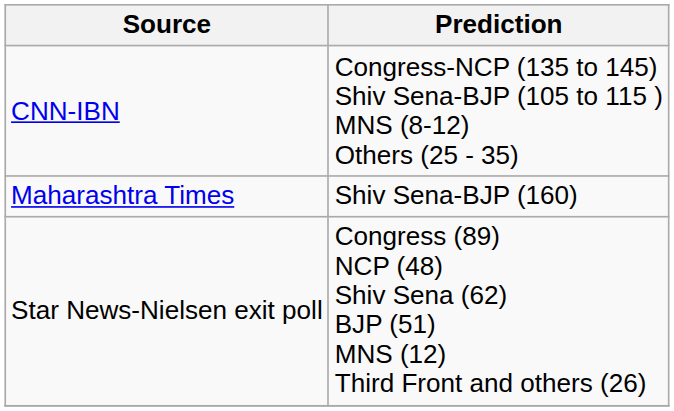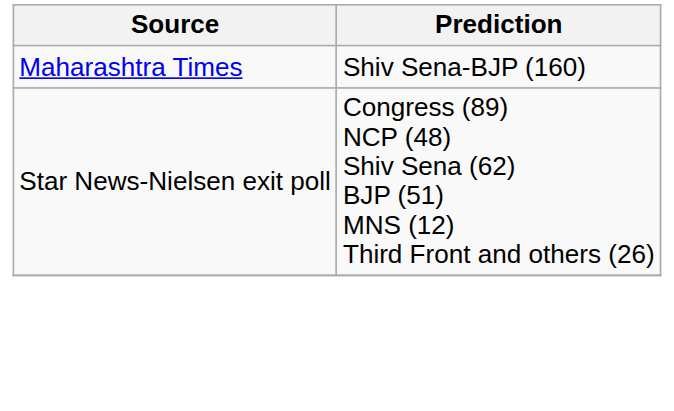- row: (65, 110)
